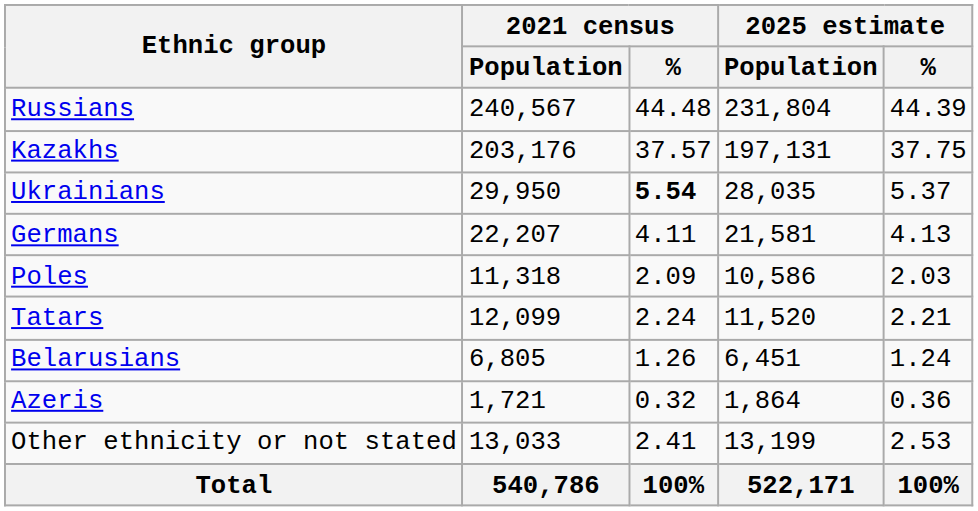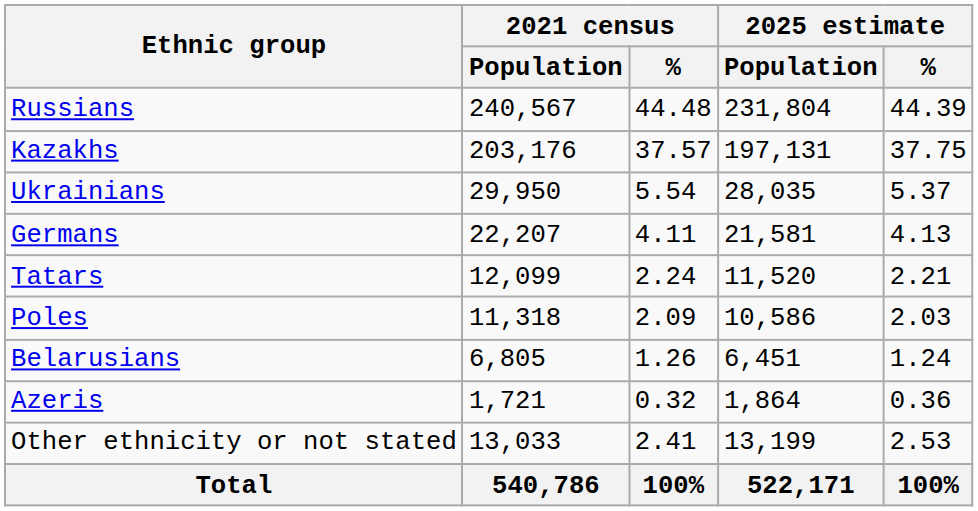(666, 193) bold -> (666, 193) normal
rows swapped: (57, 318) <-> (50, 276)
